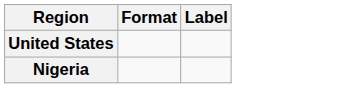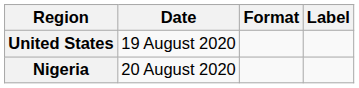+ column: (179, 17)
